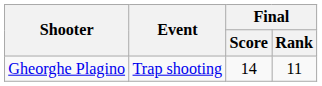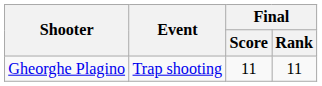(249, 68) 14 -> (249, 68) 11
